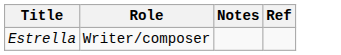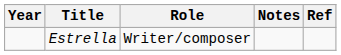+ column: (25, 16)
